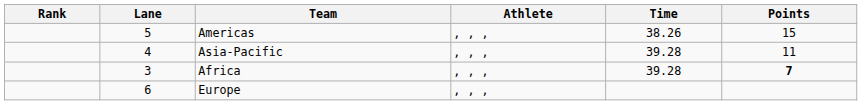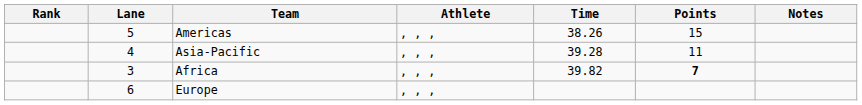+ column: (806, 14)
(664, 71) 39.28 -> (585, 71) 39.82
